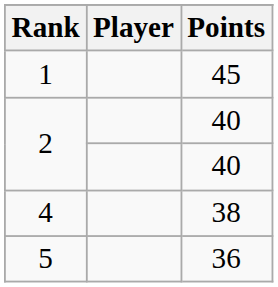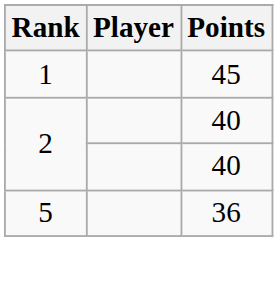- row: (46, 212)
